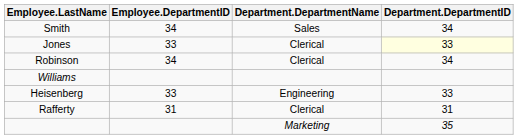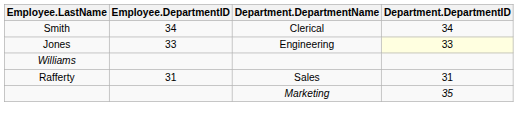(307, 28) Sales -> (307, 28) Clerical
(307, 45) Clerical -> (307, 45) Engineering
- row: (57, 61)
- row: (57, 93)
(307, 110) Clerical -> (307, 77) Sales
